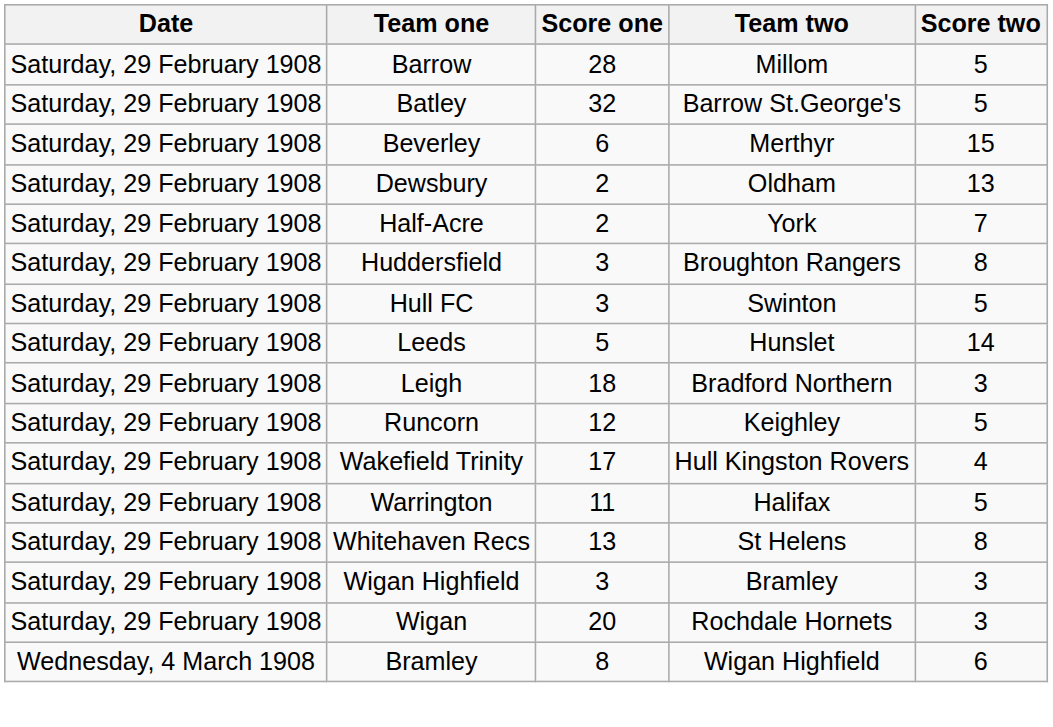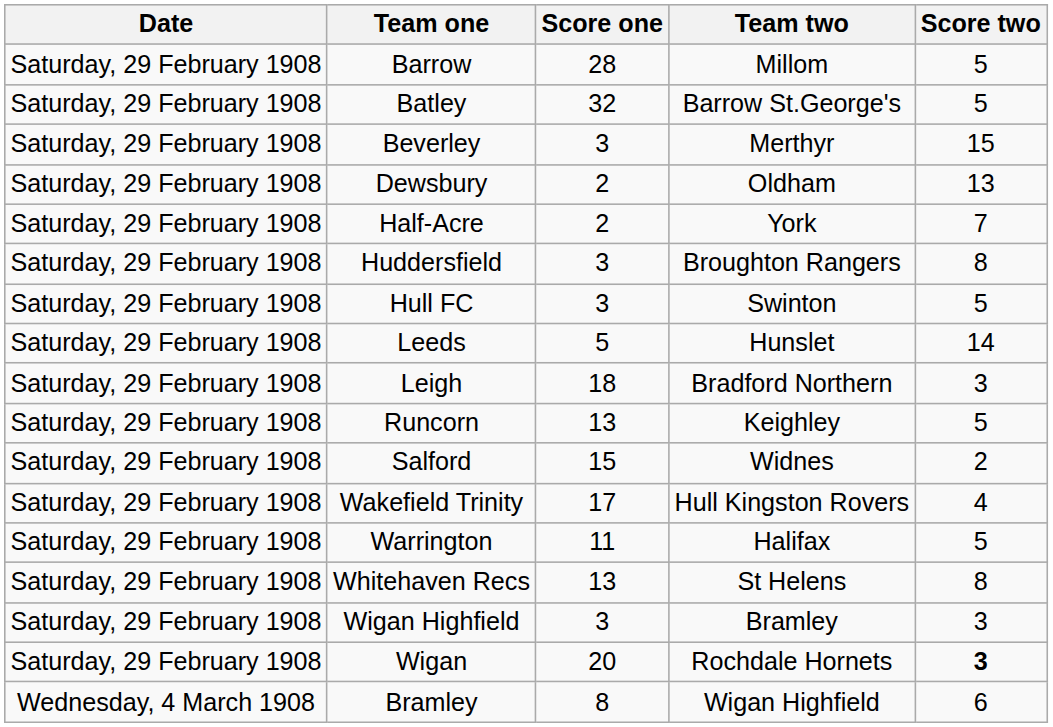(602, 143) 6 -> (602, 143) 3
(602, 422) 12 -> (602, 422) 13
+ row: (432, 462)
(981, 622) normal -> (981, 661) bold
